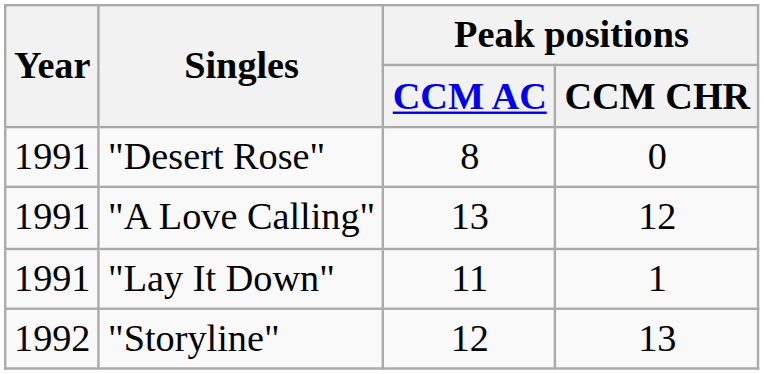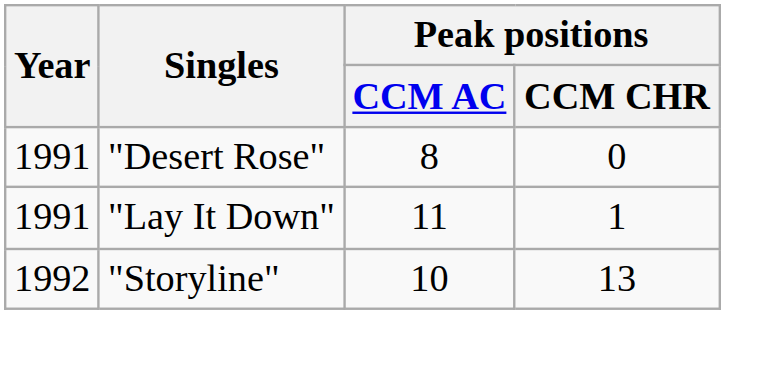- row: (242, 216)
(470, 338) 12 -> (429, 277) 10
